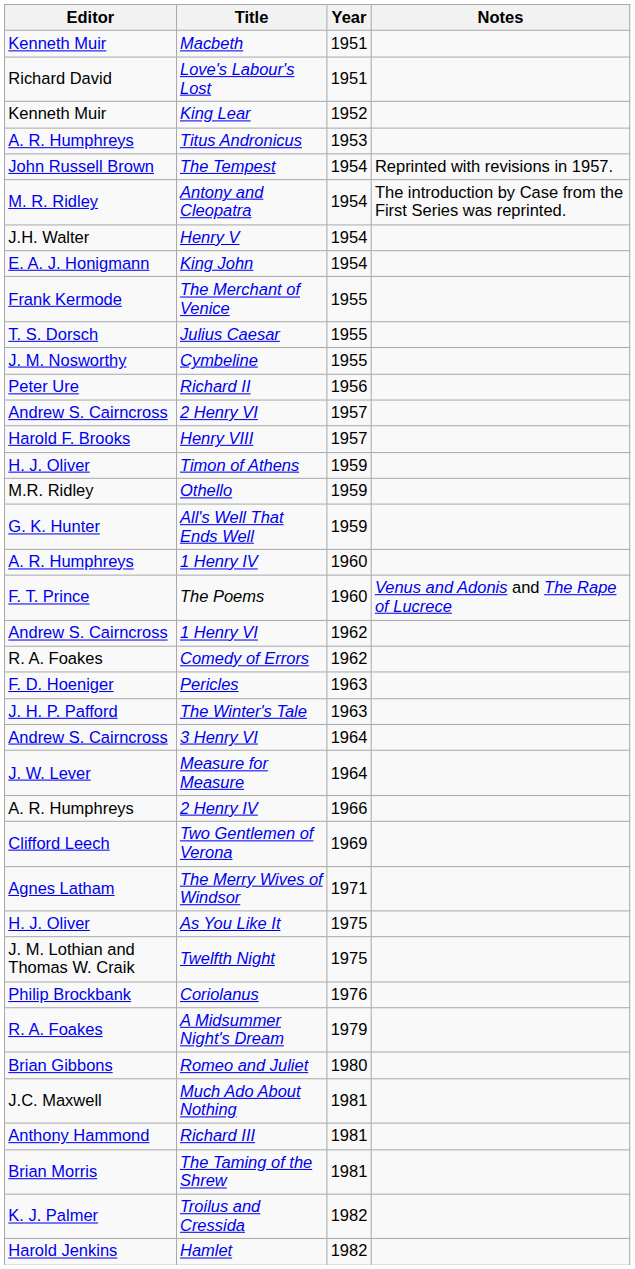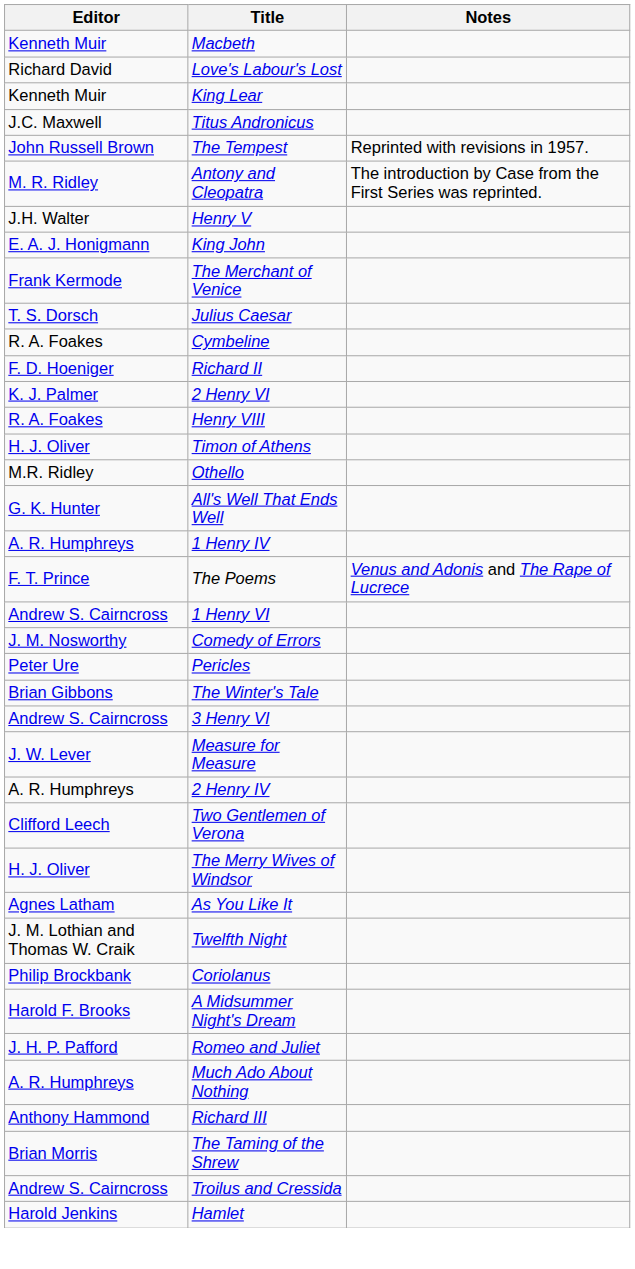- column: (349, 17)
(71, 140) A. R. Humphreys -> (55, 122) J.C. Maxwell
(67, 360) J. M. Nosworthy -> (55, 342) R. A. Foakes
(44, 386) Peter Ure -> (61, 368) F. D. Hoeniger
(88, 412) Andrew S. Cairncross -> (53, 394) K. J. Palmer
(69, 439) Harold F. Brooks -> (55, 420) R. A. Foakes
(55, 659) R. A. Foakes -> (67, 640) J. M. Nosworthy
(61, 685) F. D. Hoeniger -> (44, 666) Peter Ure
(63, 711) J. H. P. Pafford -> (61, 692) Brian Gibbons
(61, 888) Agnes Latham -> (49, 869) H. J. Oliver
(49, 923) H. J. Oliver -> (61, 905) Agnes Latham
(55, 1030) R. A. Foakes -> (69, 1011) Harold F. Brooks
(61, 1065) Brian Gibbons -> (63, 1046) J. H. P. Pafford
(55, 1100) J.C. Maxwell -> (71, 1082) A. R. Humphreys
(53, 1216) K. J. Palmer -> (88, 1188) Andrew S. Cairncross
